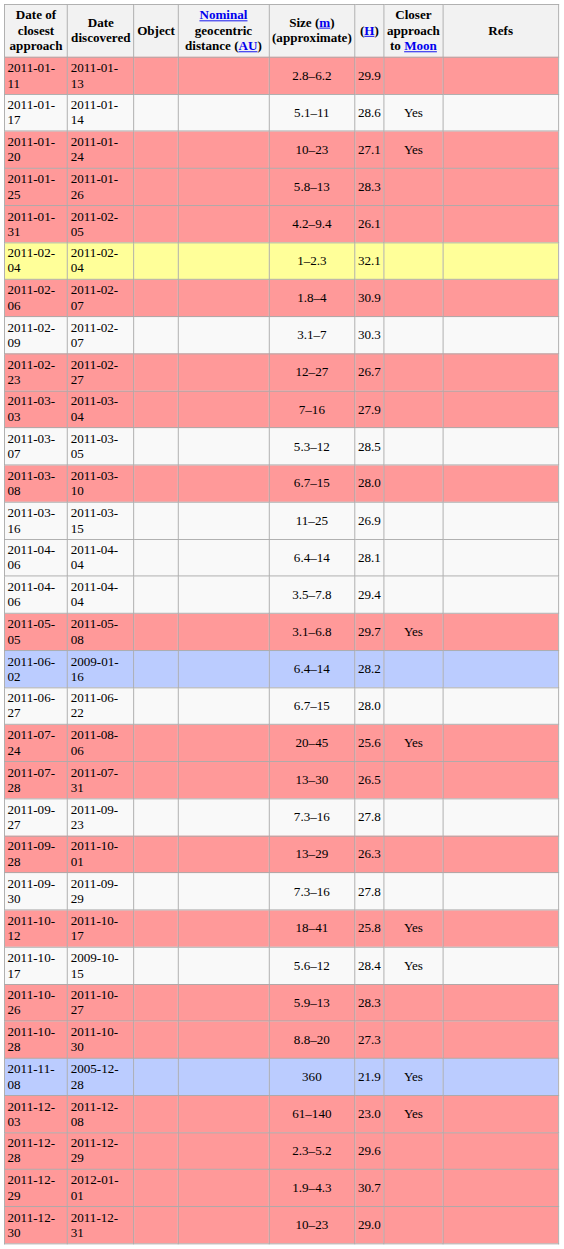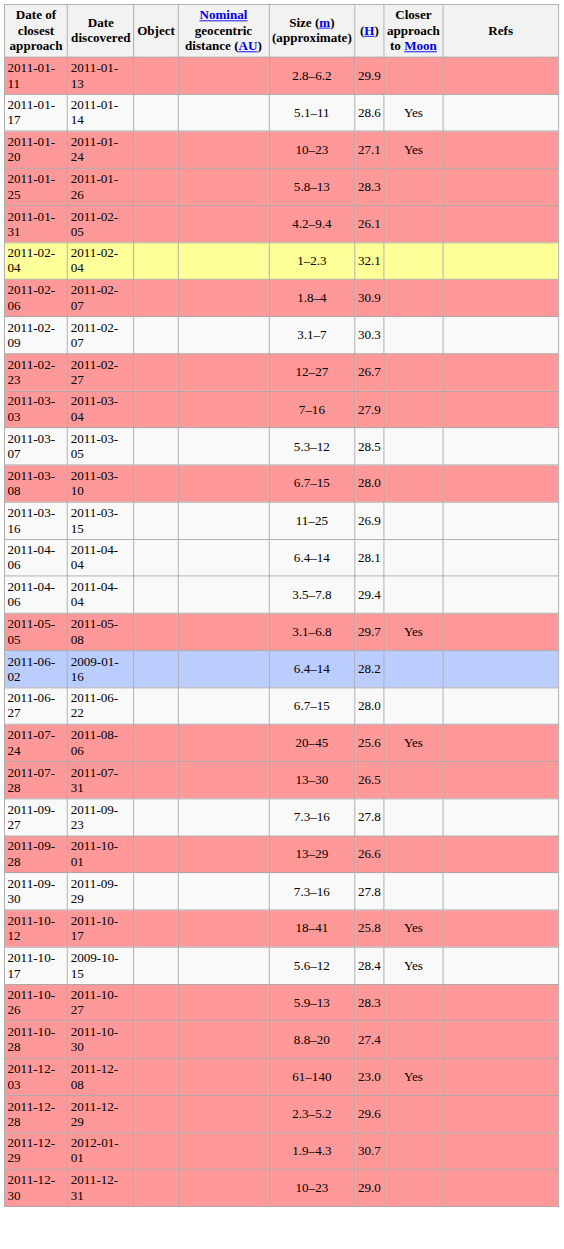(369, 854) 26.3 -> (369, 854) 26.6
(369, 1040) 27.3 -> (369, 1040) 27.4
- row: (31, 1077)
